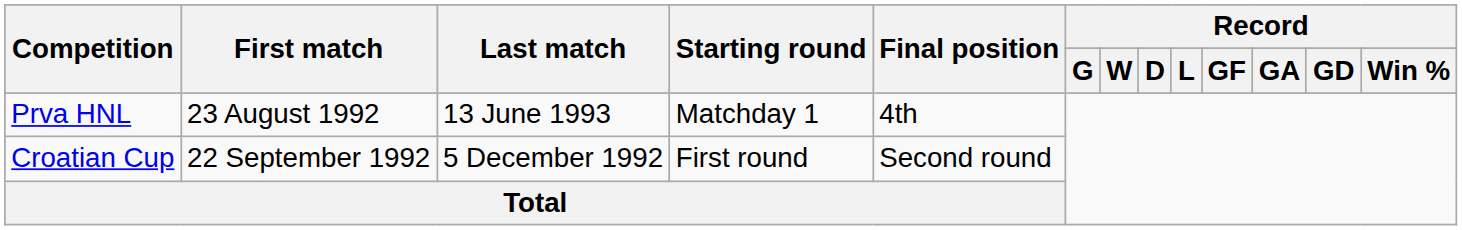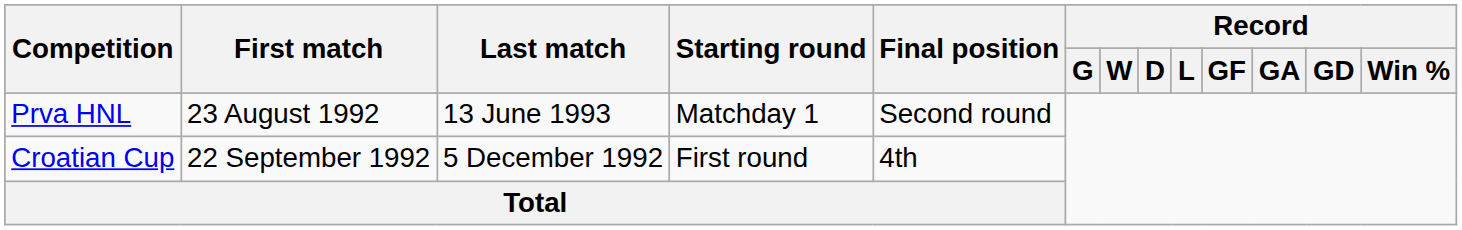(898, 114) 4th -> (965, 114) Second round
(965, 158) Second round -> (898, 158) 4th
